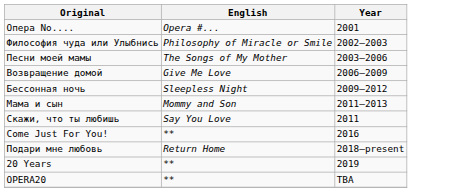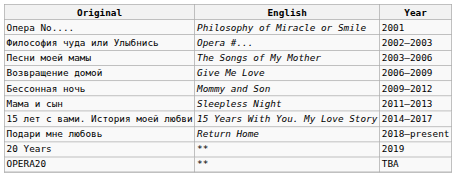(191, 27) Opera #... -> (282, 27) Philosophy of Miracle or Smile
(248, 42) Philosophy of Miracle or Smile -> (225, 42) Opera #...
(205, 88) Sleepless Night -> (234, 88) Mommy and Son
(200, 104) Mommy and Son -> (239, 104) Sleepless Night
- row: (63, 119)
+ row: (100, 119)
- row: (57, 134)
